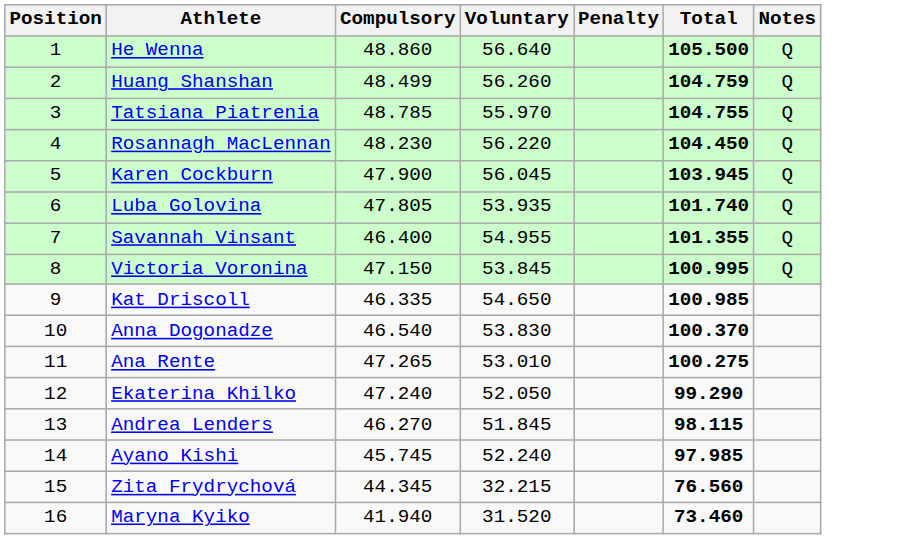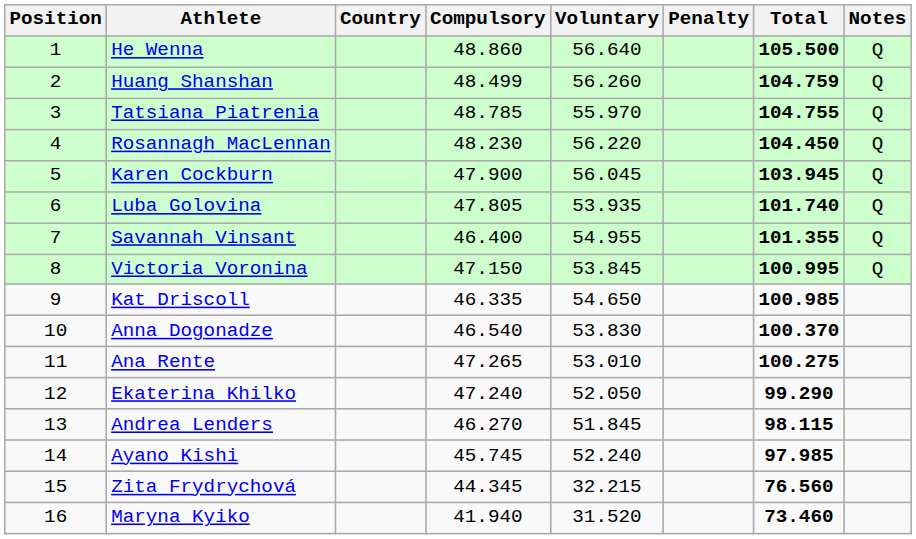+ column: (380, 21)
